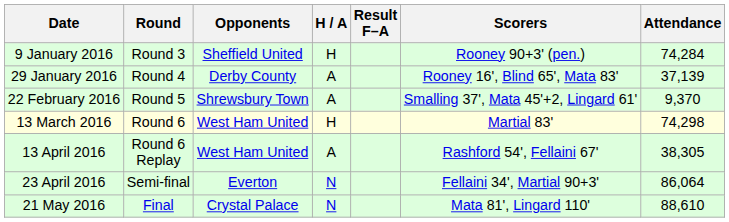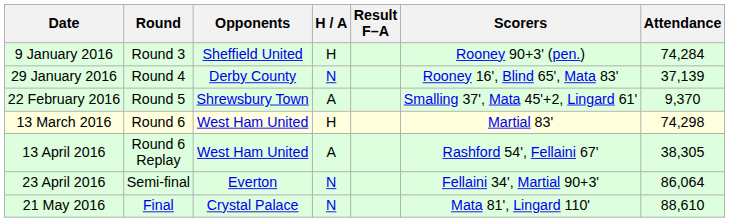(331, 76) A -> (331, 76) N
